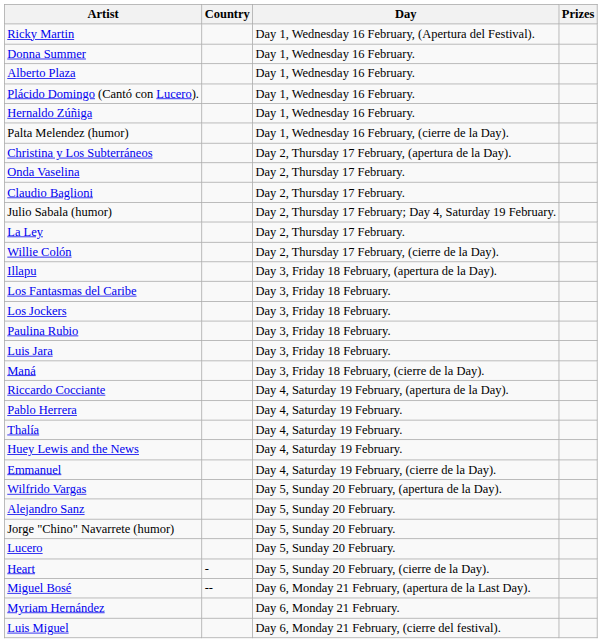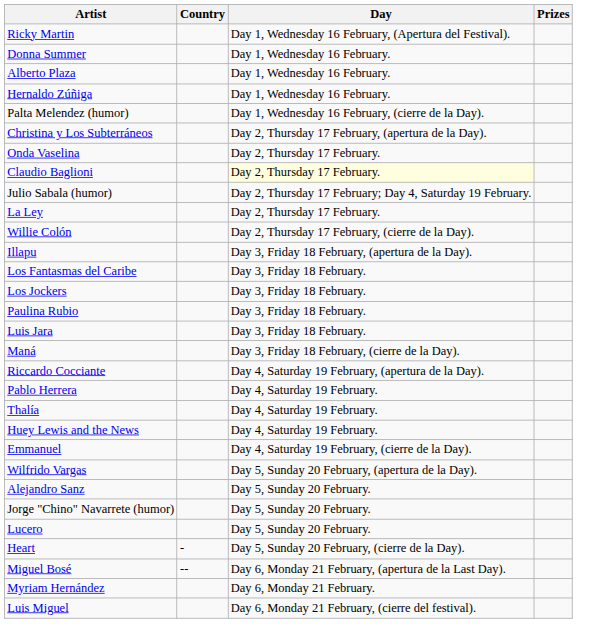- row: (103, 93)
(330, 192) no background -> (305, 172) lightyellow background
